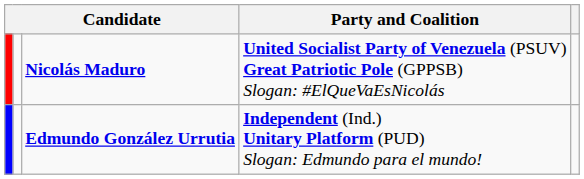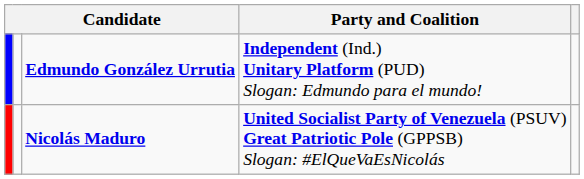rows swapped: (130, 139) <-> (85, 69)
